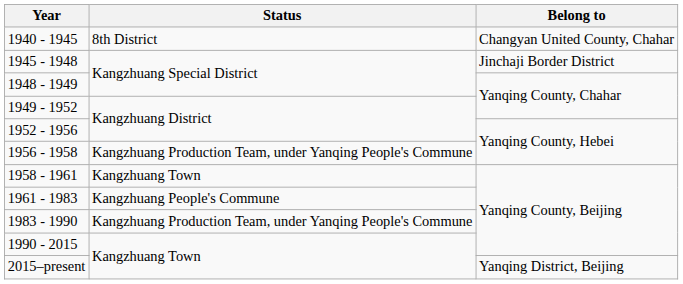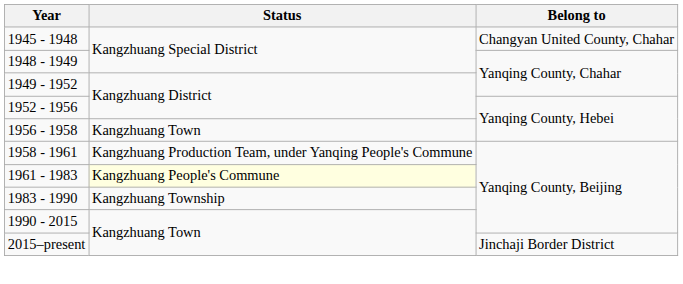- row: (43, 38)
(547, 61) Jinchaji Border District -> (577, 38) Changyan United County, Chahar
(282, 152) Kangzhuang Production Team, under Yanqing People's Commune -> (146, 130) Kangzhuang Town
(146, 175) Kangzhuang Town -> (282, 152) Kangzhuang Production Team, under Yanqing People's Commune
(186, 198) no background -> (186, 175) lightyellow background
(282, 221) Kangzhuang Production Team, under Yanqing People's Commune -> (158, 198) Kangzhuang Township
(551, 267) Yanqing District, Beijing -> (547, 244) Jinchaji Border District
